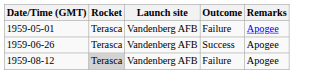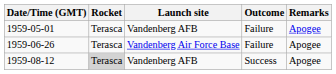(162, 45) Vandenberg AFB -> (183, 45) Vandenberg Air Force Base
(219, 45) Success -> (259, 45) Failure
(217, 61) Failure -> (261, 61) Success
